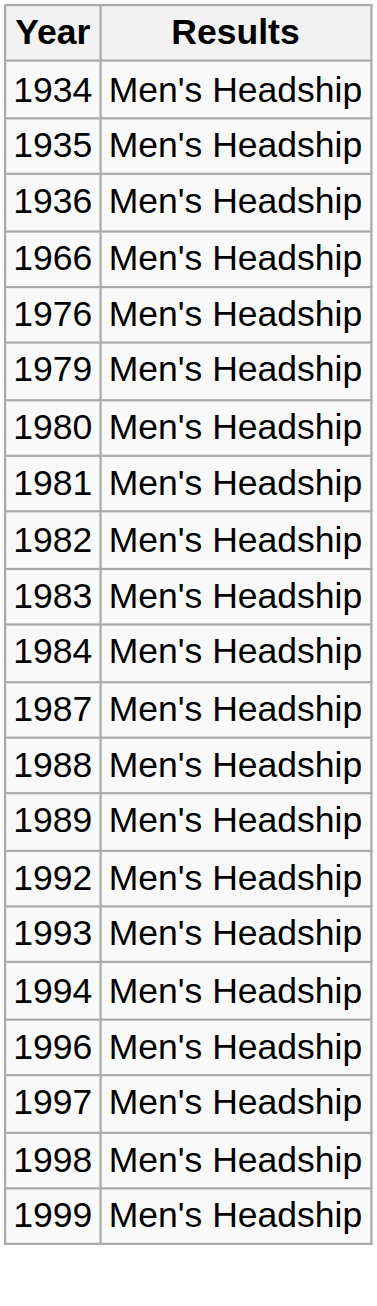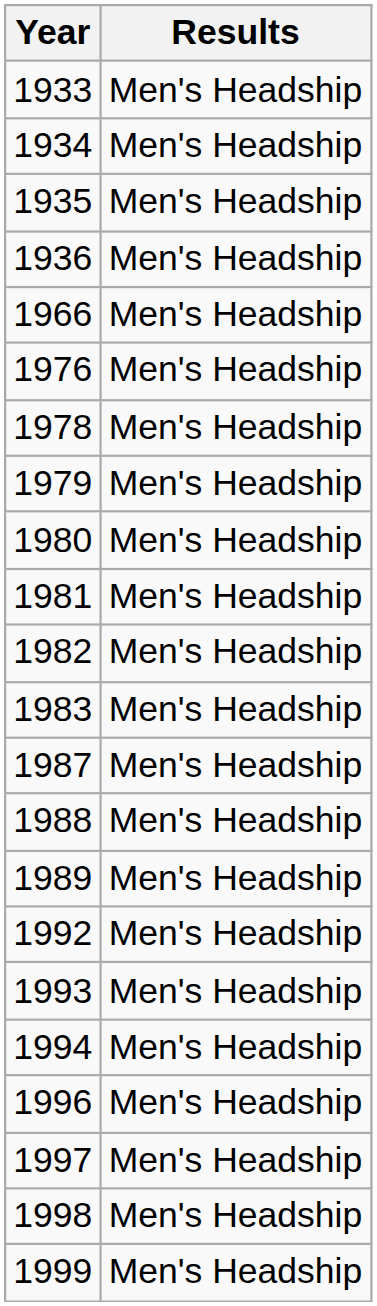+ row: (53, 88)
+ row: (53, 426)
- row: (53, 652)
